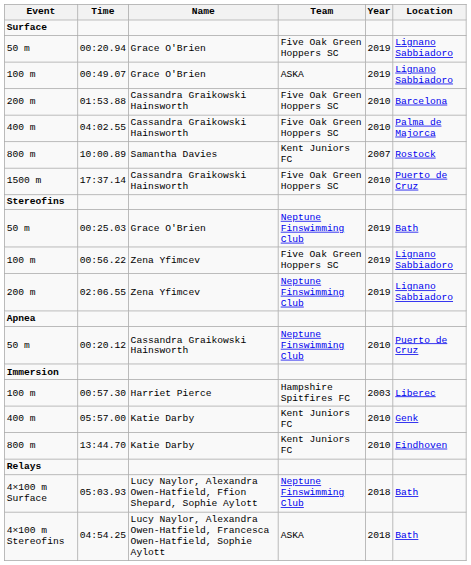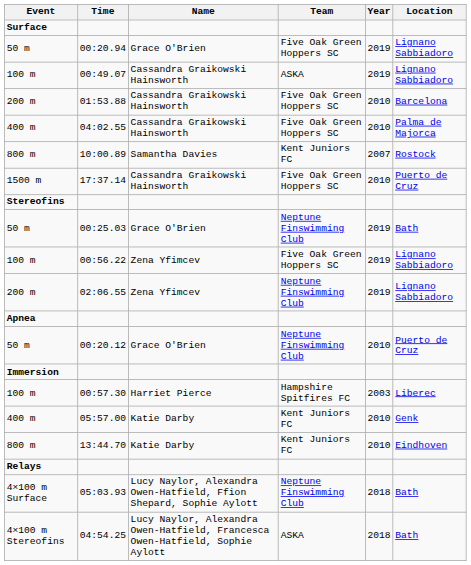(168, 76) Grace O'Brien -> (188, 76) Cassandra Graikowski Hainsworth
(188, 346) Cassandra Graikowski Hainsworth -> (168, 346) Grace O'Brien
